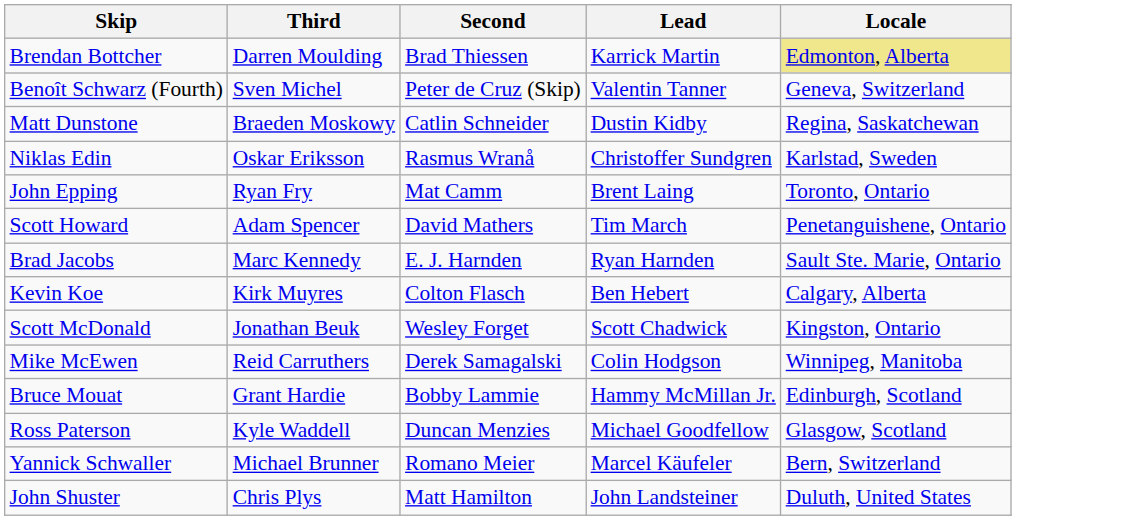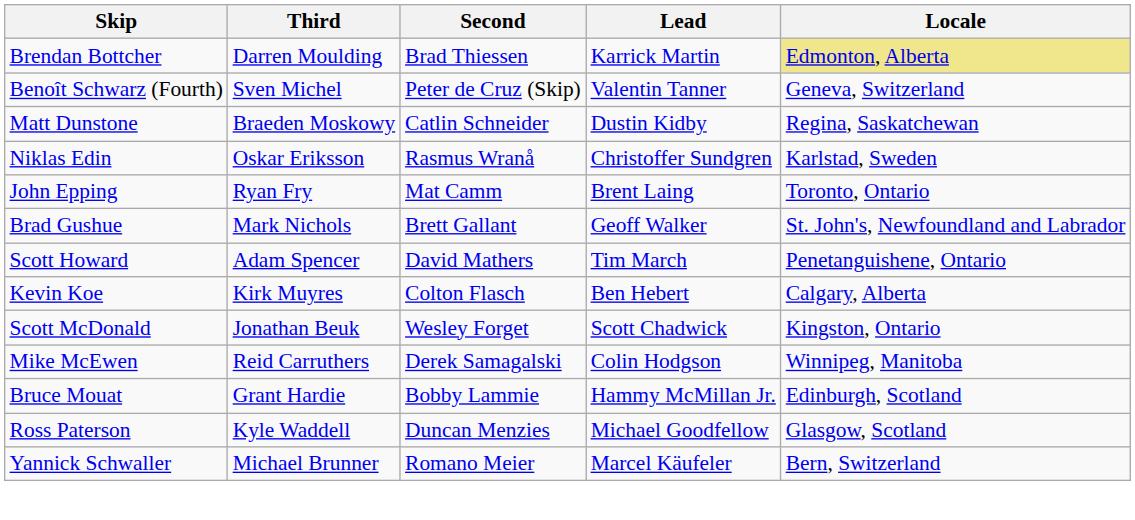+ row: (66, 225)
- row: (62, 259)
- row: (65, 497)
